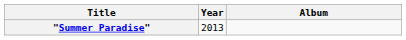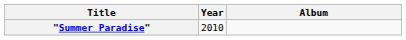(212, 28) 2013 -> (212, 28) 2010
